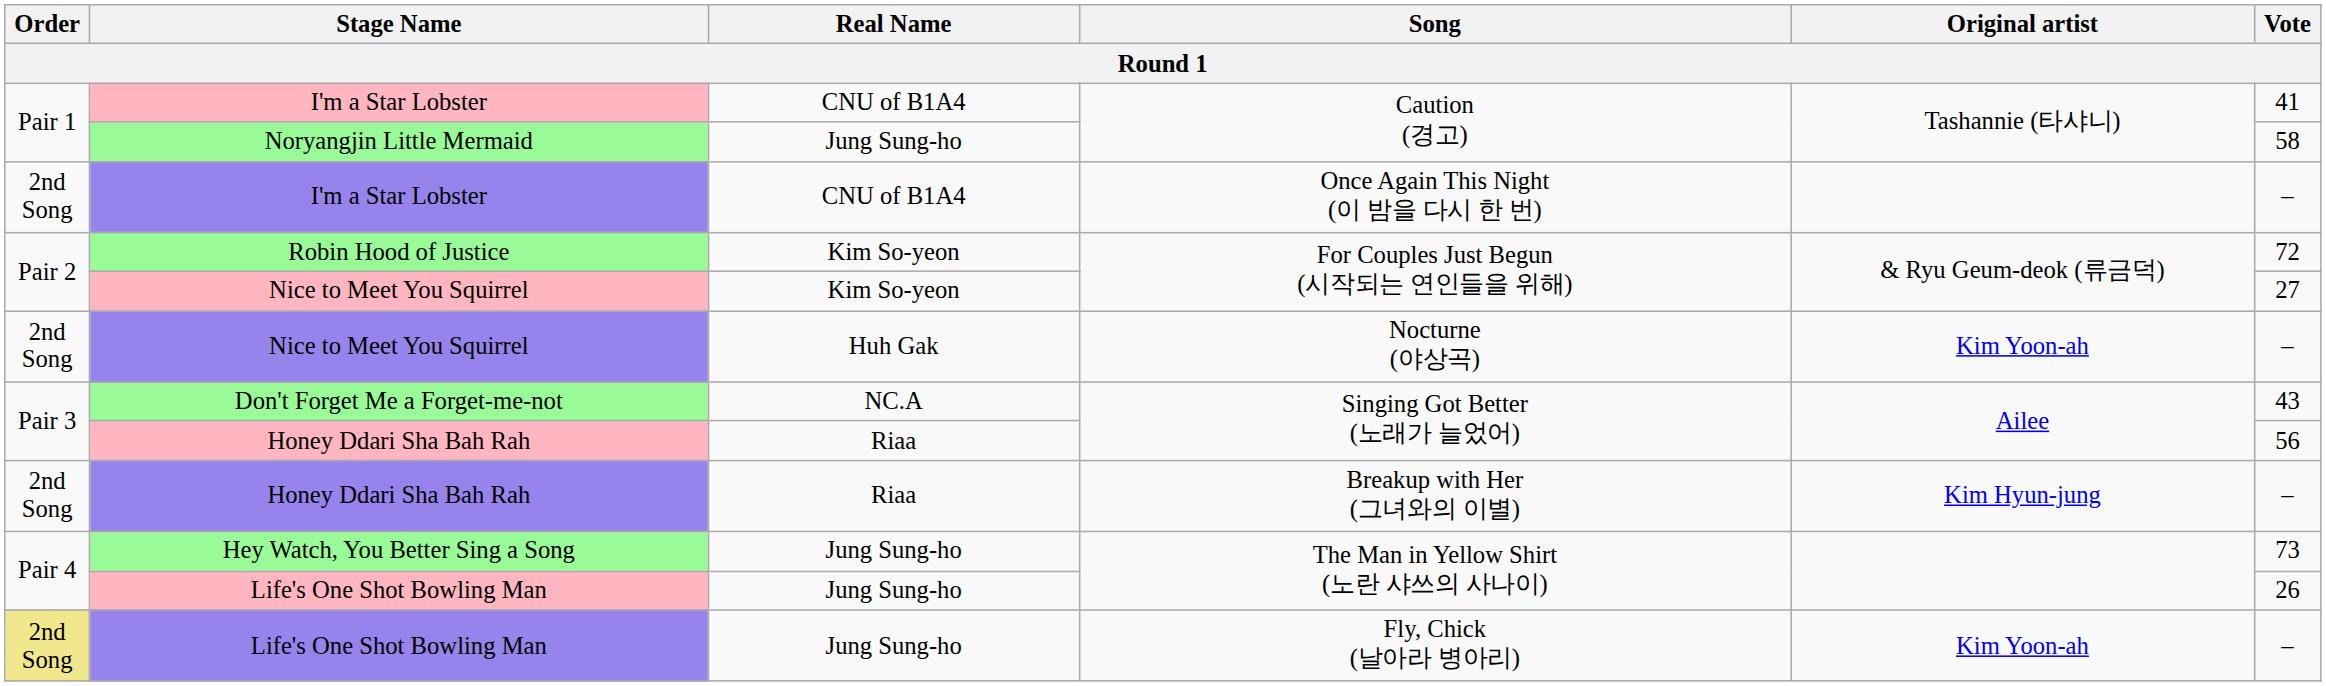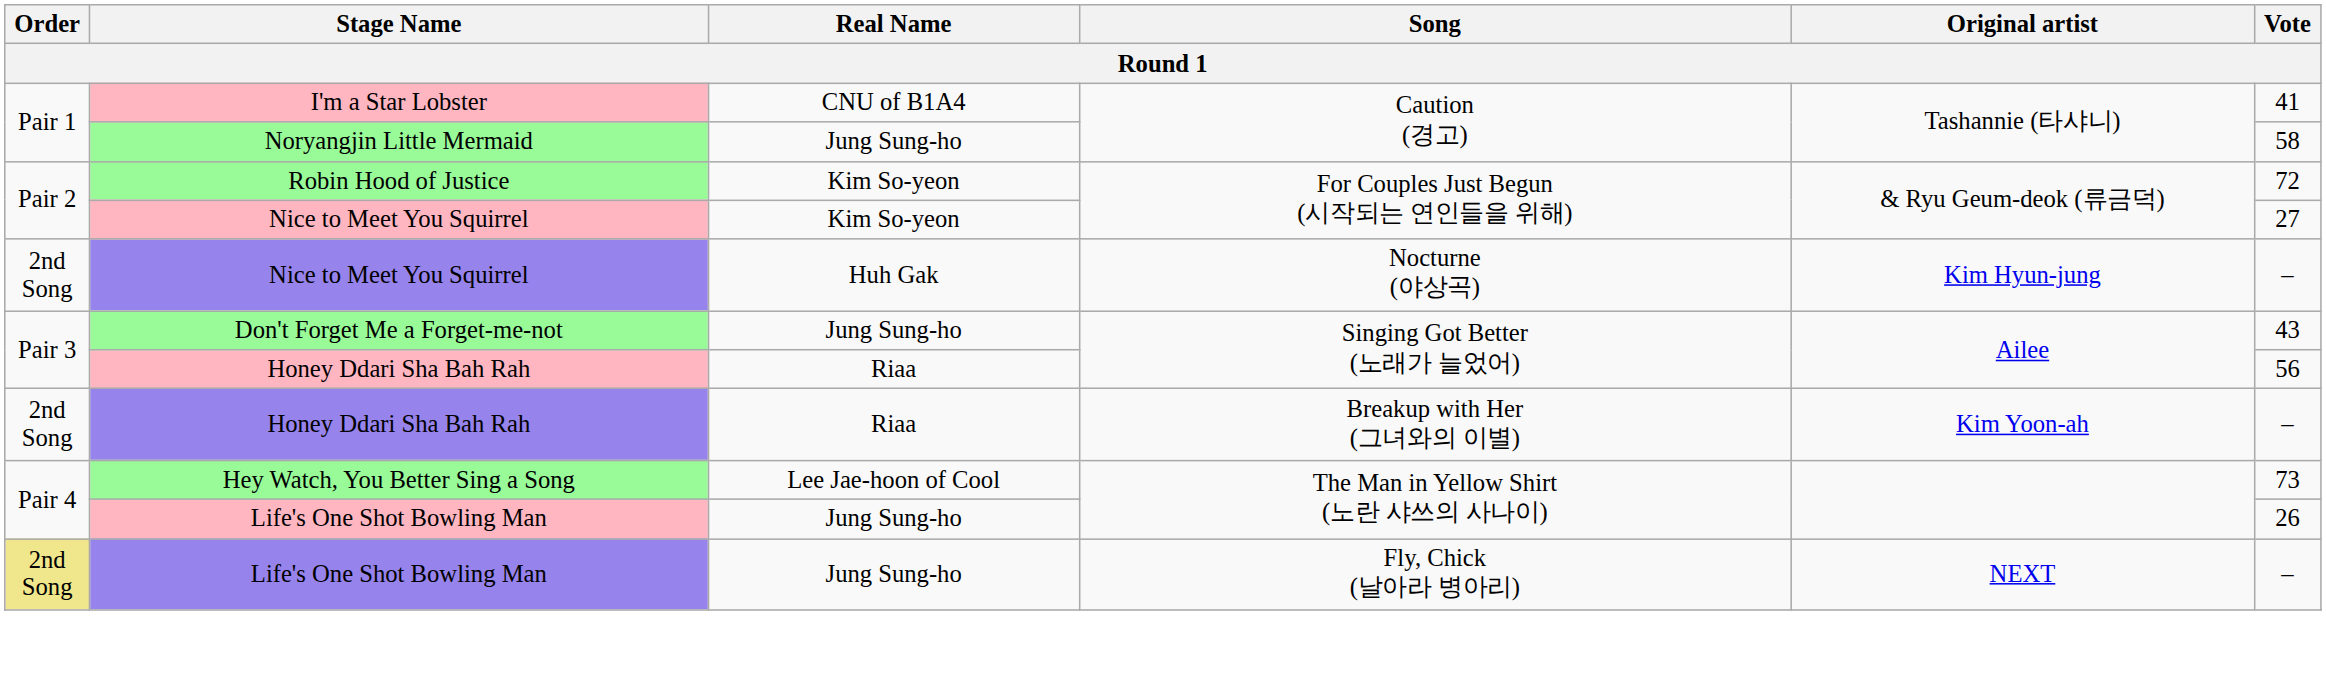- row: (399, 196)
(2022, 346) Kim Yoon-ah -> (2022, 274) Kim Hyun-jung
(894, 401) NC.A -> (894, 329) Jung Sung-ho
(2022, 495) Kim Hyun-jung -> (2022, 424) Kim Yoon-ah
(894, 550) Jung Sung-ho -> (894, 479) Lee Jae-hoon of Cool
(2022, 645) Kim Yoon-ah -> (2022, 573) NEXT
